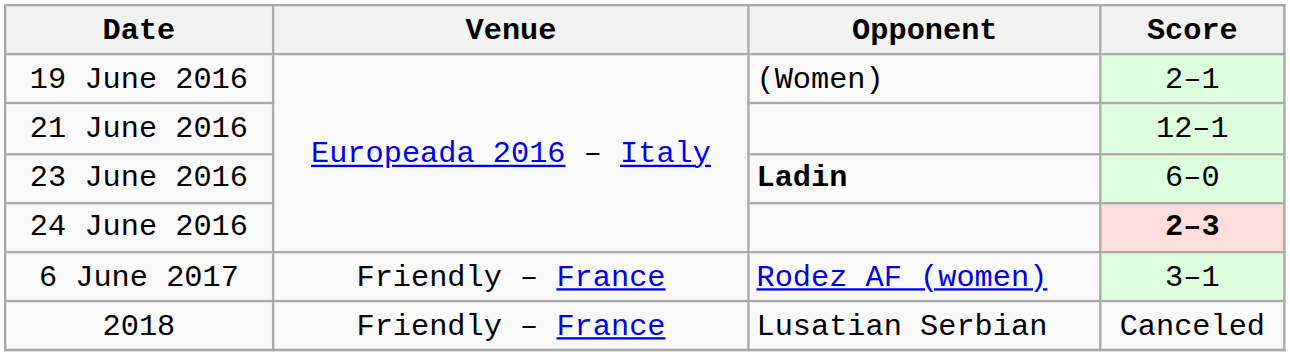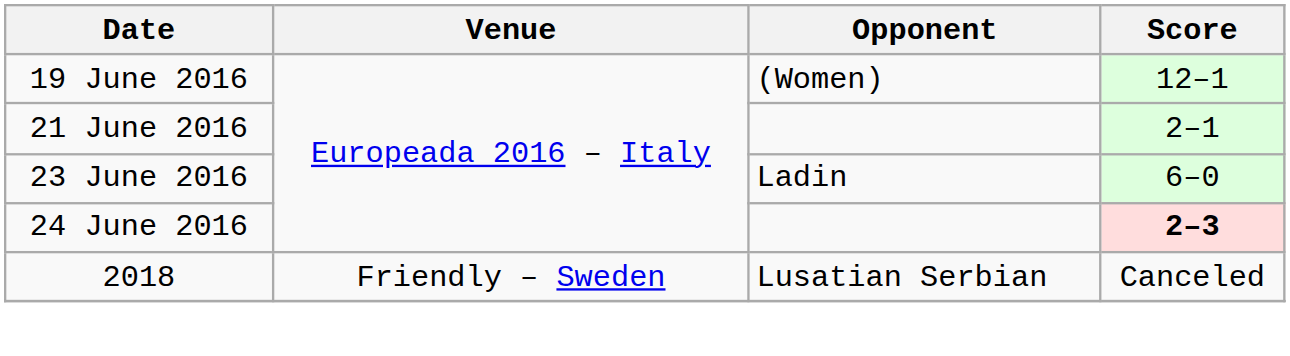(1192, 79) 2–1 -> (1192, 79) 12–1
(1192, 129) 12–1 -> (1192, 129) 2–1
(802, 178) bold -> (802, 178) normal
- row: (139, 277)
(511, 326) Friendly – France -> (511, 277) Friendly – Sweden
